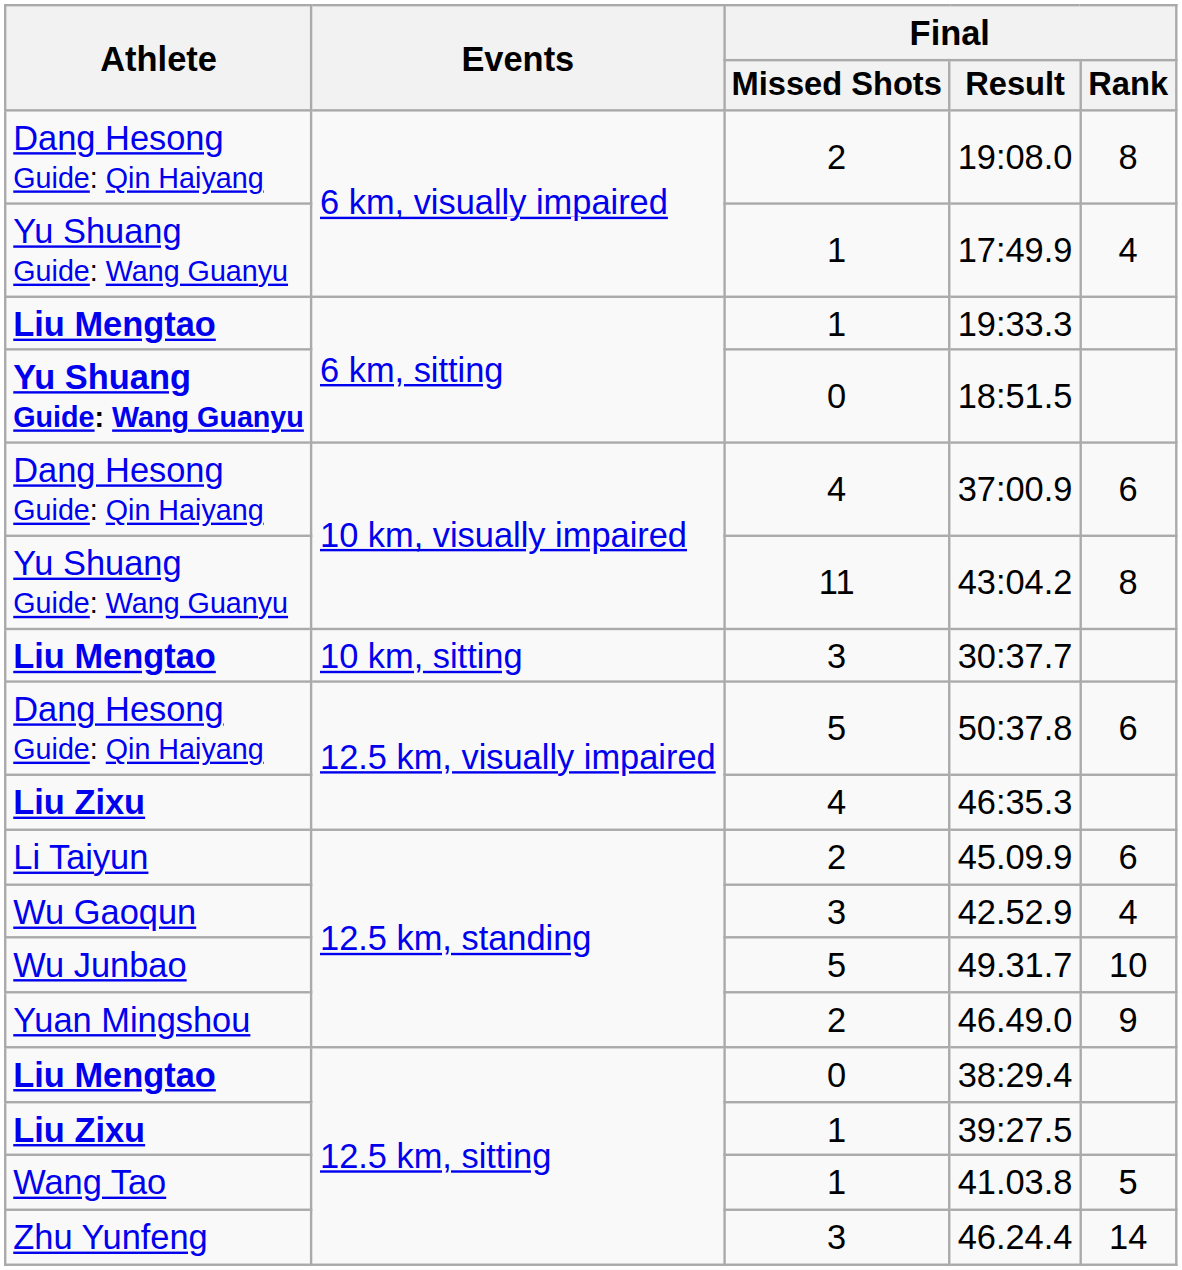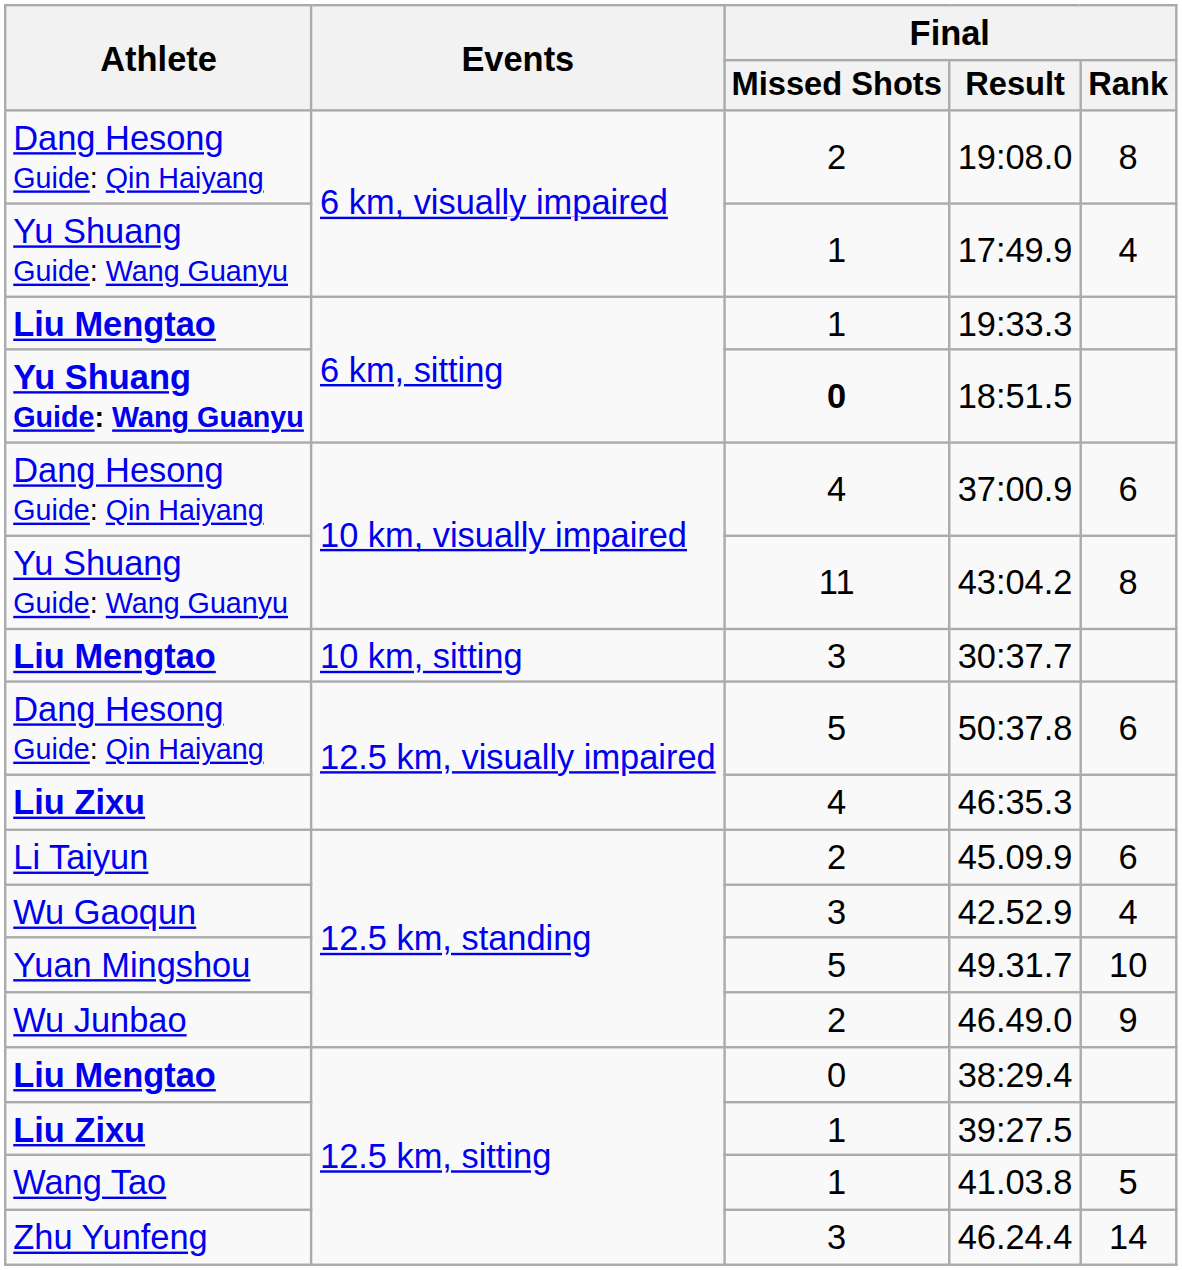(837, 397) normal -> (837, 397) bold
(100, 966) Wu Junbao -> (132, 966) Yuan Mingshou
(132, 1020) Yuan Mingshou -> (100, 1020) Wu Junbao
